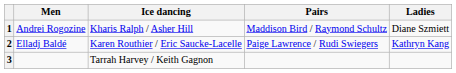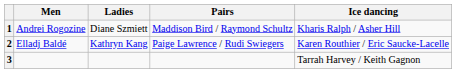columns swapped: (420, 12) <-> (166, 12)
